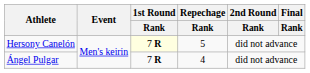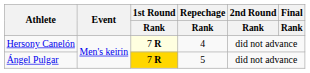(203, 44) 5 -> (203, 44) 4
(154, 60) no background -> (154, 60) gold background
(203, 60) 4 -> (203, 60) 5
